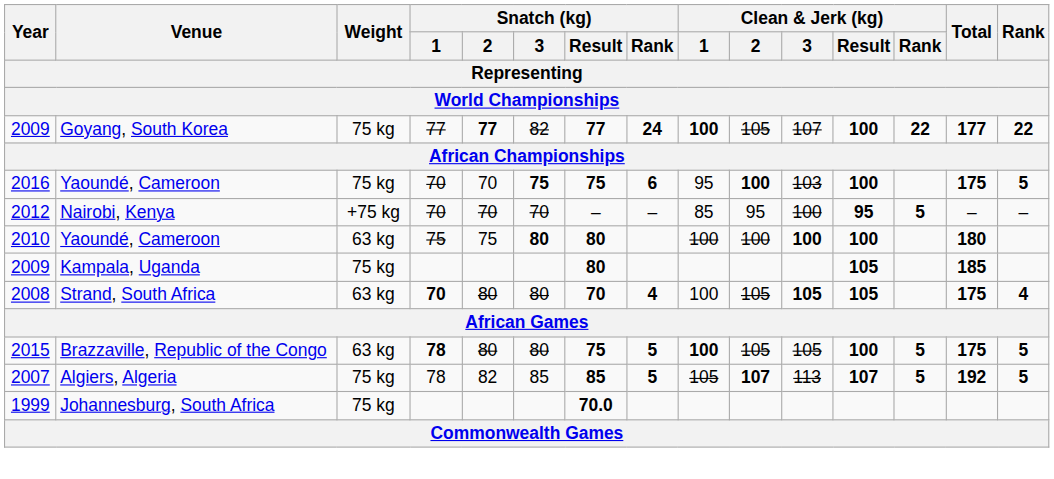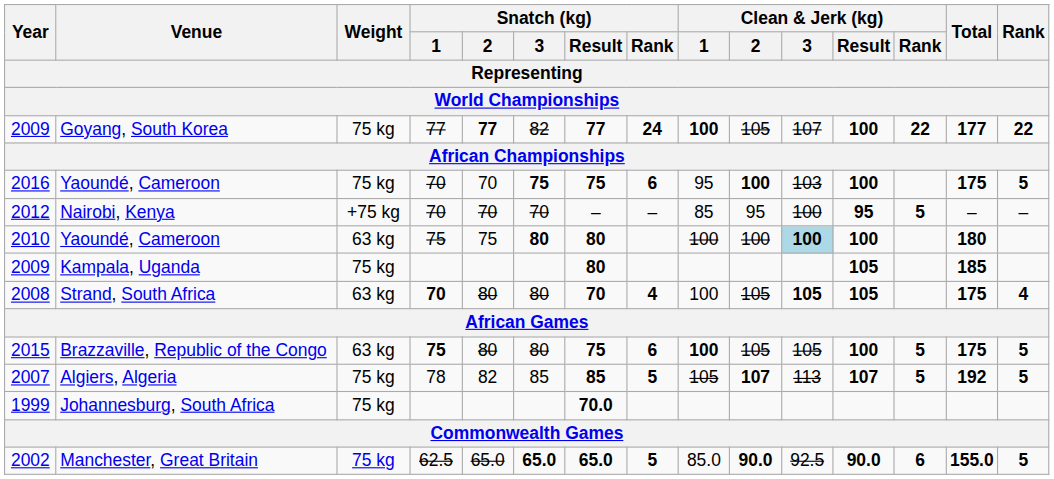(807, 239) no background -> (807, 239) lightblue background
(436, 350) 78 -> (436, 350) 75
(652, 350) 5 -> (652, 350) 6
+ row: (30, 460)
